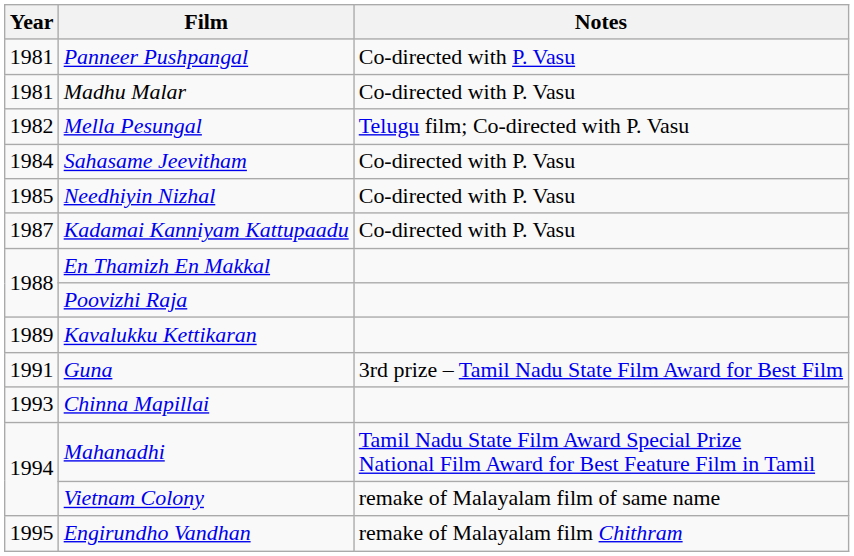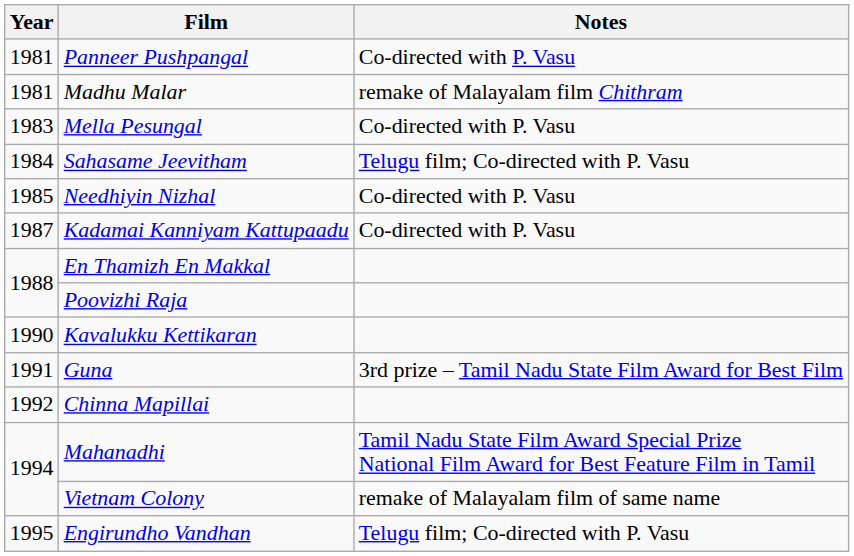(467, 91) Co-directed with P. Vasu -> (521, 91) remake of Malayalam film Chithram
(32, 126) 1982 -> (32, 126) 1983
(524, 126) Telugu film; Co-directed with P. Vasu -> (467, 126) Co-directed with P. Vasu
(467, 160) Co-directed with P. Vasu -> (524, 160) Telugu film; Co-directed with P. Vasu
(32, 334) 1989 -> (32, 334) 1990
(32, 404) 1993 -> (32, 404) 1992
(521, 533) remake of Malayalam film Chithram -> (524, 533) Telugu film; Co-directed with P. Vasu
